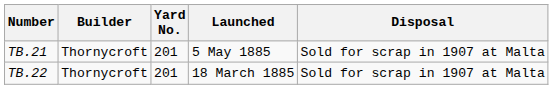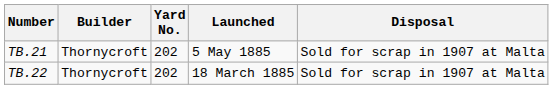(166, 52) 201 -> (166, 52) 202
(166, 73) 201 -> (166, 73) 202
